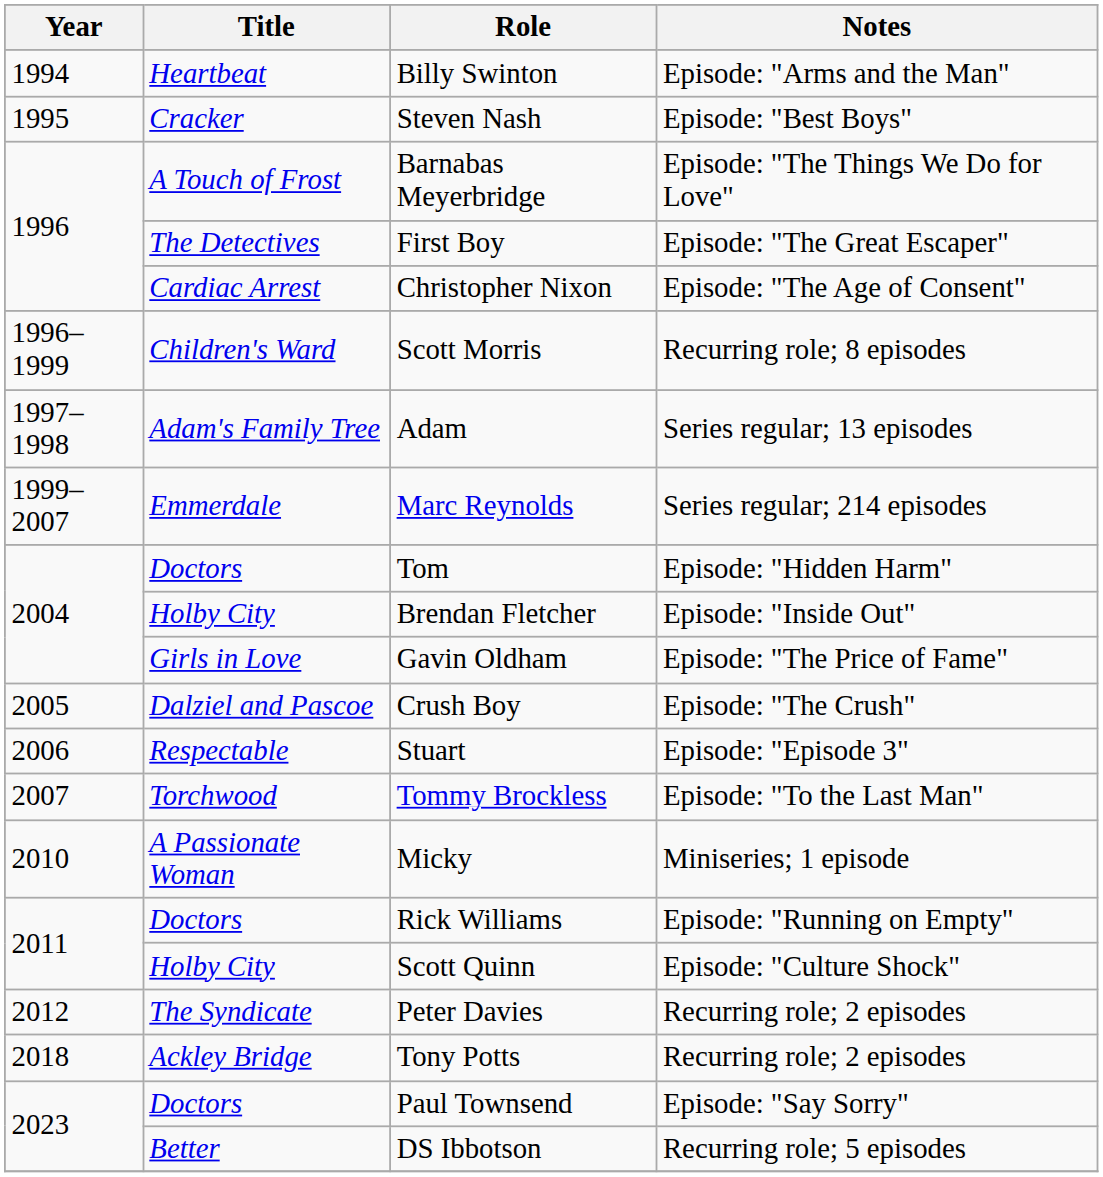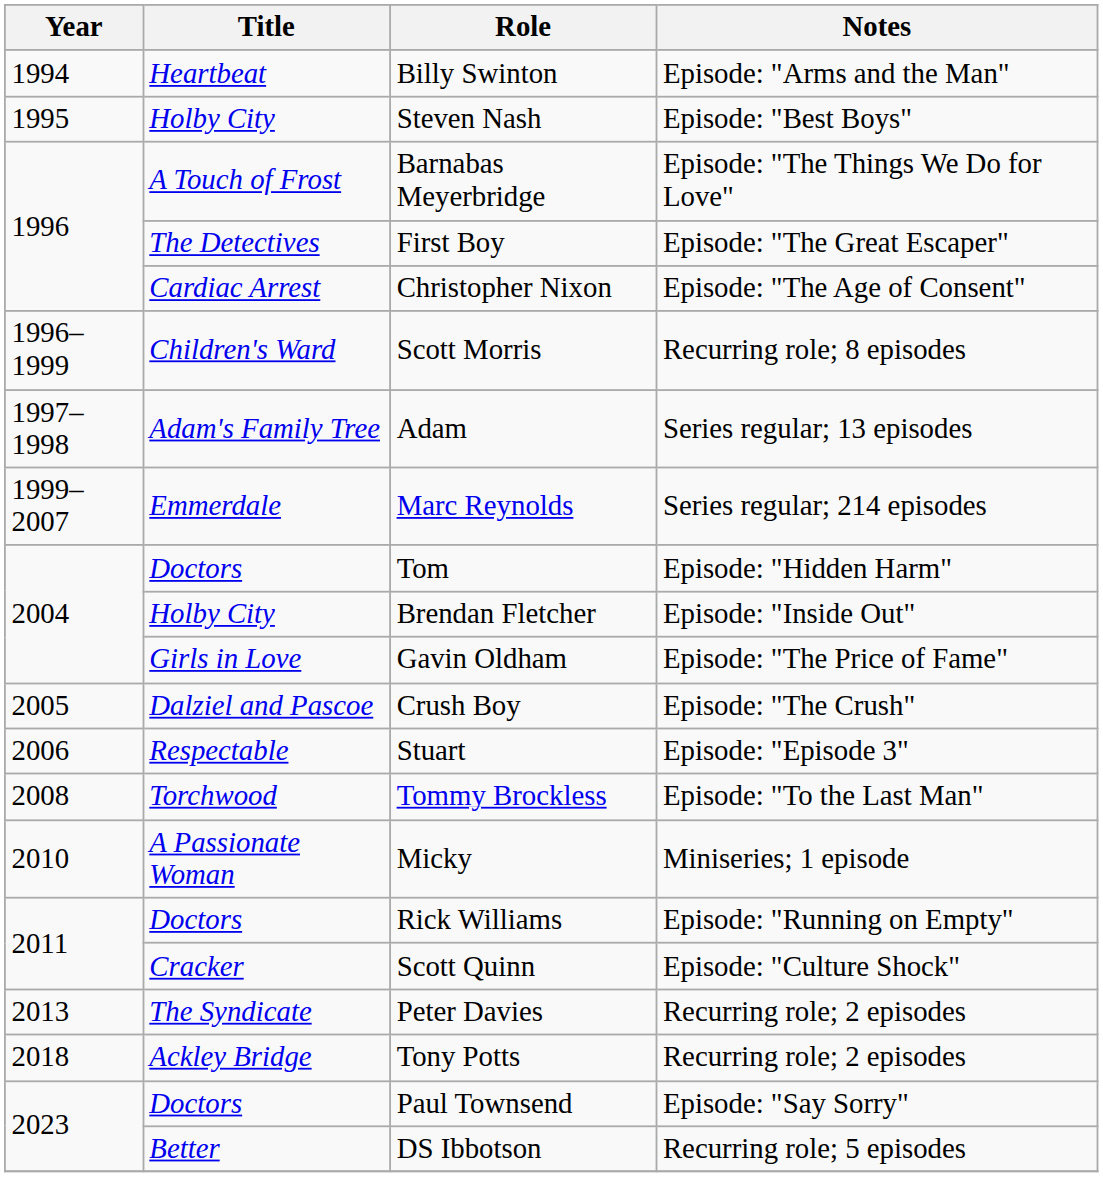(197, 118) Cracker -> (212, 118) Holby City
(40, 796) 2007 -> (40, 796) 2008
(212, 965) Holby City -> (197, 965) Cracker
(40, 1011) 2012 -> (40, 1011) 2013
